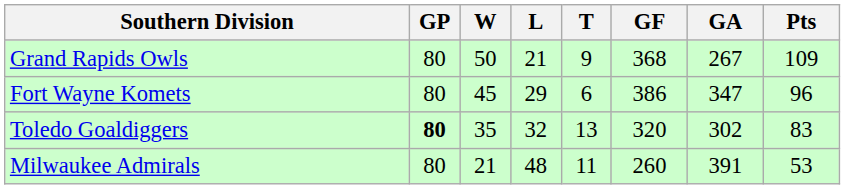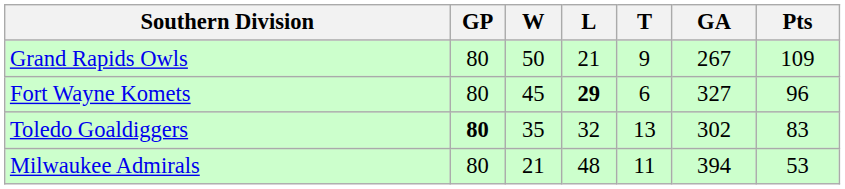- column: (649, 22)
(536, 93) normal -> (589, 93) bold
(725, 93) 347 -> (714, 93) 327
(725, 165) 391 -> (714, 165) 394
